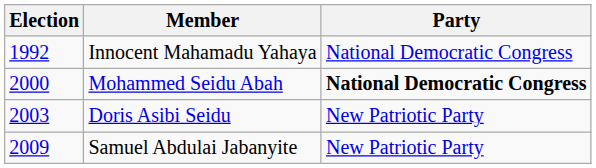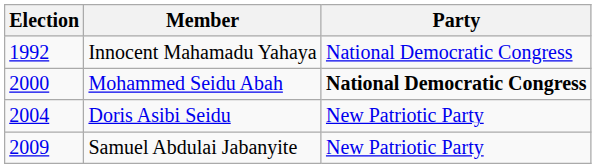(29, 115) 2003 -> (29, 115) 2004
